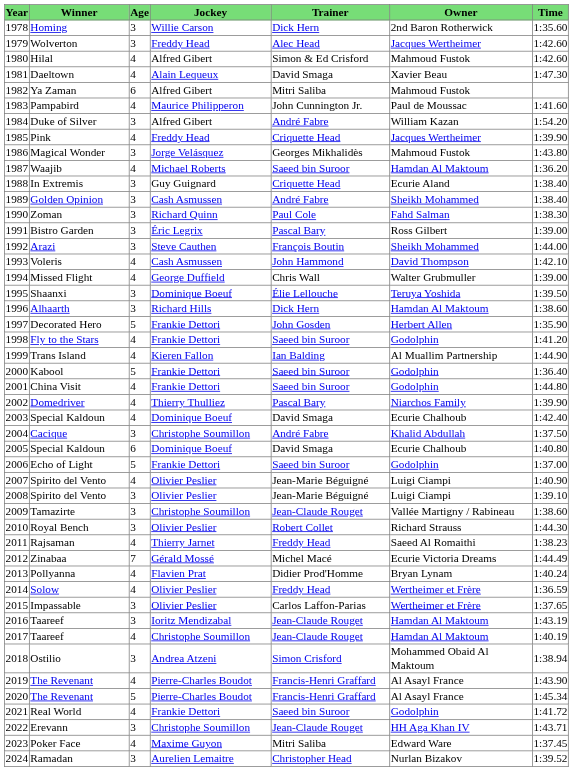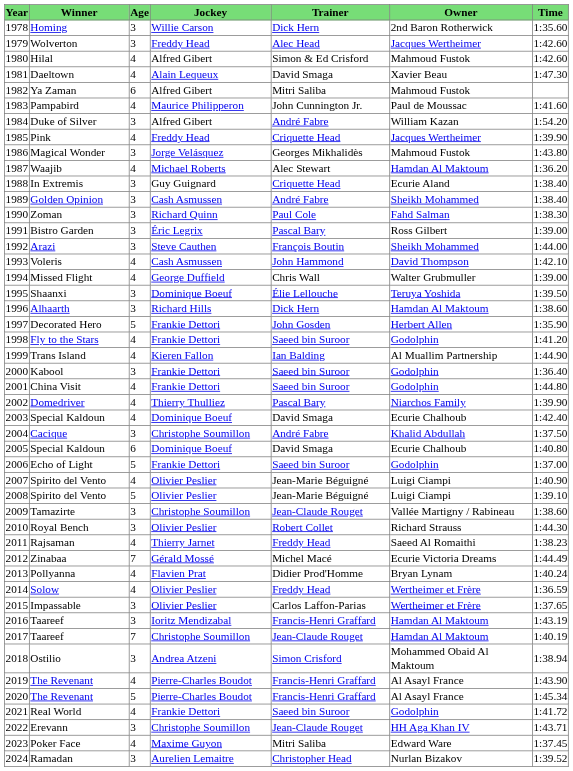(311, 168) Saeed bin Suroor -> (301, 168) Alec Stewart
(133, 371) 5 -> (133, 371) 3
(133, 495) 3 -> (133, 495) 5
(317, 620) Jean-Claude Rouget -> (324, 620) Francis-Henri Graffard
(133, 636) 4 -> (133, 636) 7
